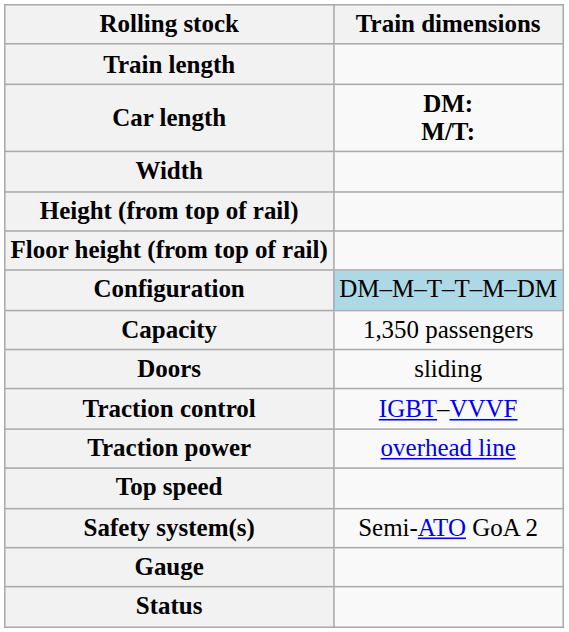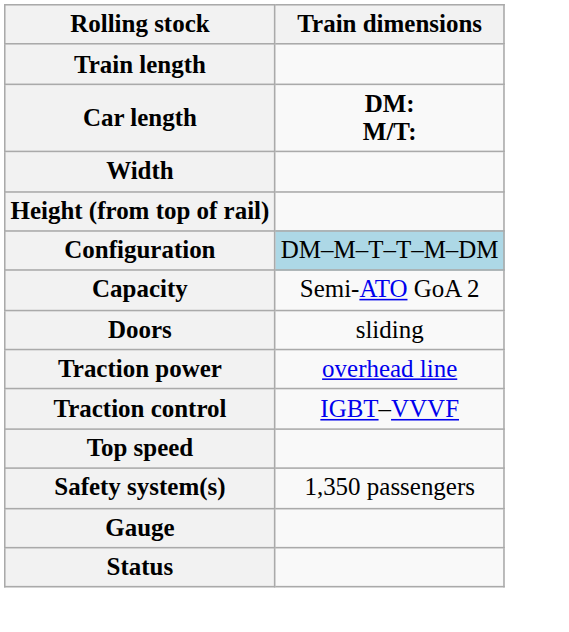- row: (169, 250)
(448, 329) 1,350 passengers -> (390, 289) Semi-ATO GoA 2
rows swapped: (169, 448) <-> (169, 408)
(448, 527) Semi-ATO GoA 2 -> (390, 487) 1,350 passengers
